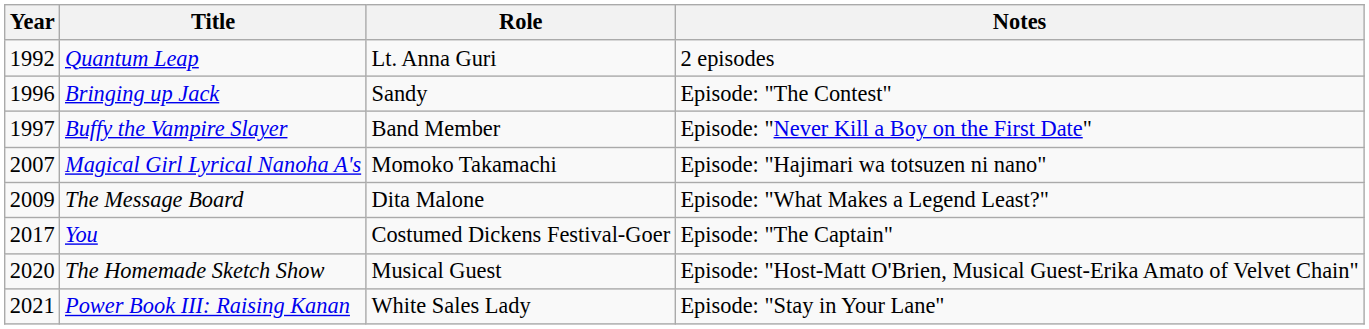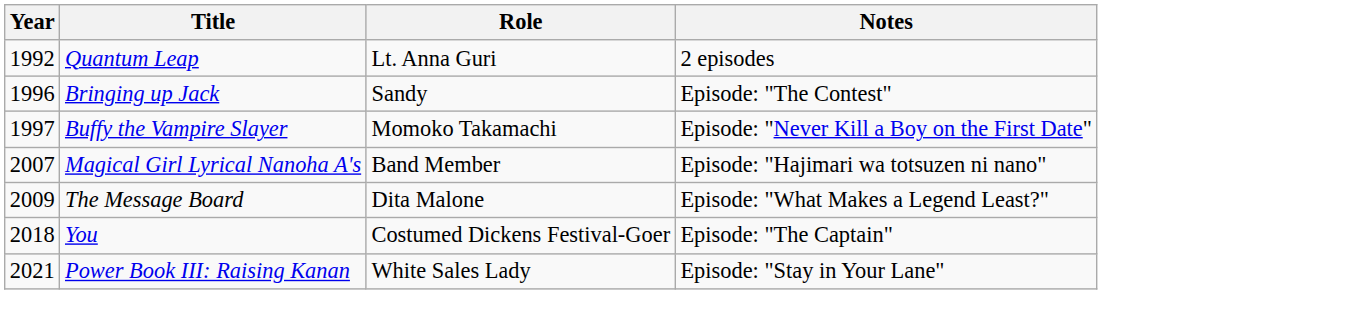(436, 128) Band Member -> (464, 128) Momoko Takamachi
(464, 164) Momoko Takamachi -> (436, 164) Band Member
(32, 235) 2017 -> (32, 235) 2018
- row: (195, 270)
